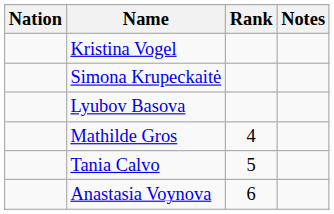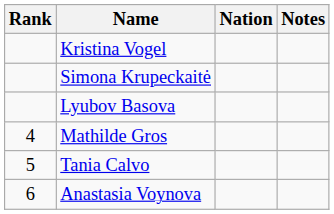columns swapped: (251, 19) <-> (35, 19)
